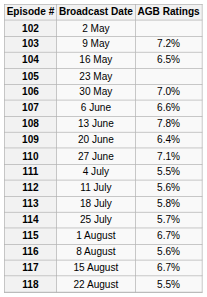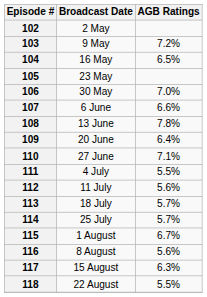(169, 204) 5.8% -> (169, 204) 5.7%
(169, 268) 6.7% -> (169, 268) 6.3%
